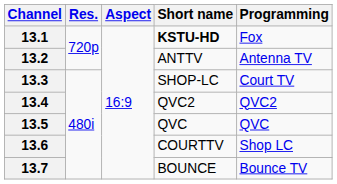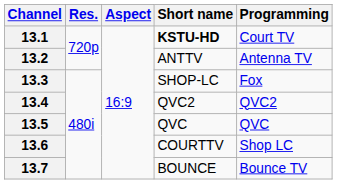(251, 37) Fox -> (267, 37) Court TV
(267, 80) Court TV -> (251, 80) Fox
